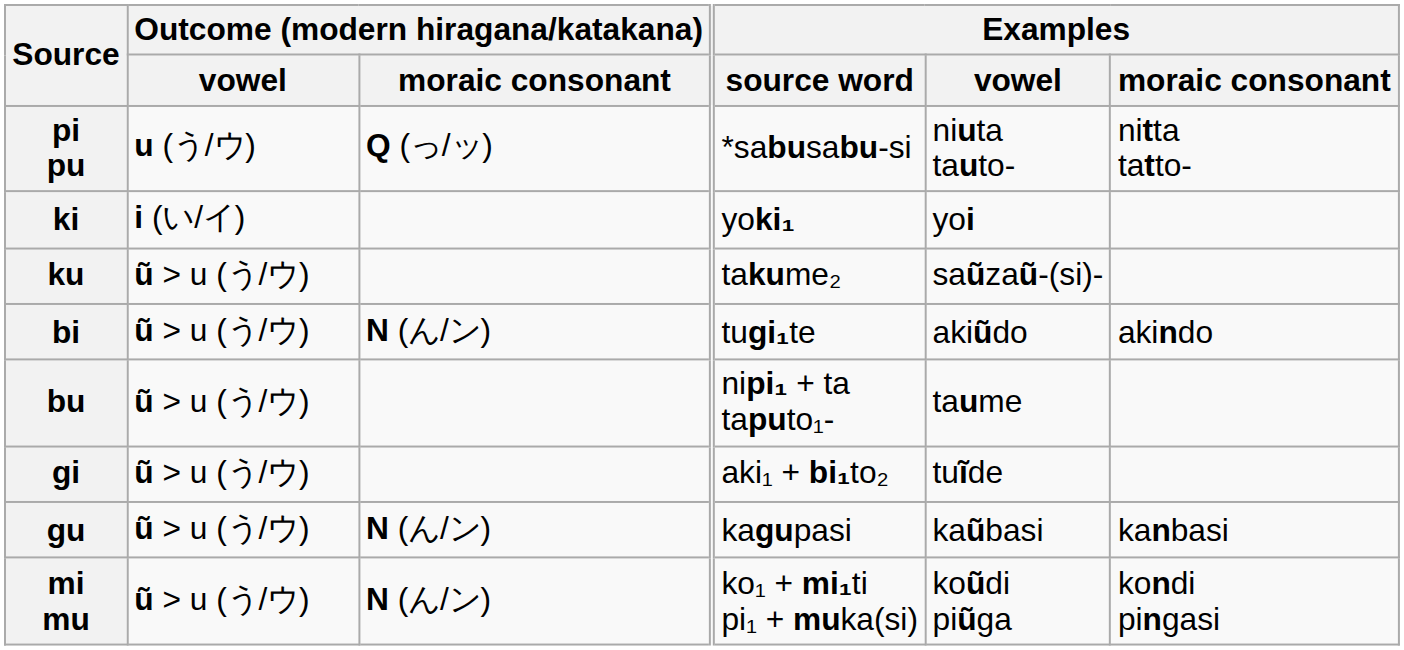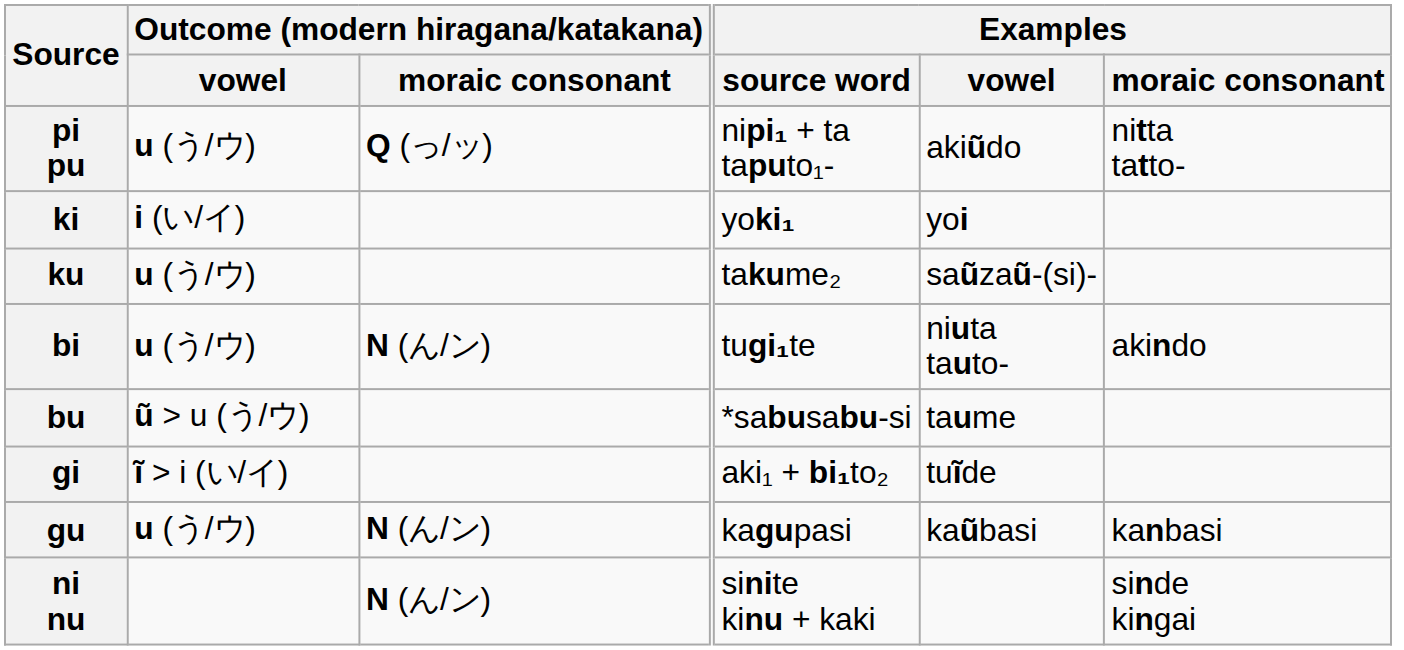(817, 147) *sabusabu-si -> (786, 147) nipi₁ + ta taputo₁-
(974, 147) niuta tauto- -> (974, 147) akiũdo
(222, 274) ũ > u (う/ウ) -> (195, 274) u (う/ウ)
(222, 330) ũ > u (う/ウ) -> (195, 345) u (う/ウ)
(980, 331) akiũdo -> (968, 346) niuta tauto-
(786, 402) nipi₁ + ta taputo₁- -> (817, 417) *sabusabu-si
(222, 472) ũ > u (う/ウ) -> (211, 472) ĩ > i (い/イ)
(222, 528) ũ > u (う/ウ) -> (195, 528) u (う/ウ)
- row: (66, 600)
+ row: (66, 600)
